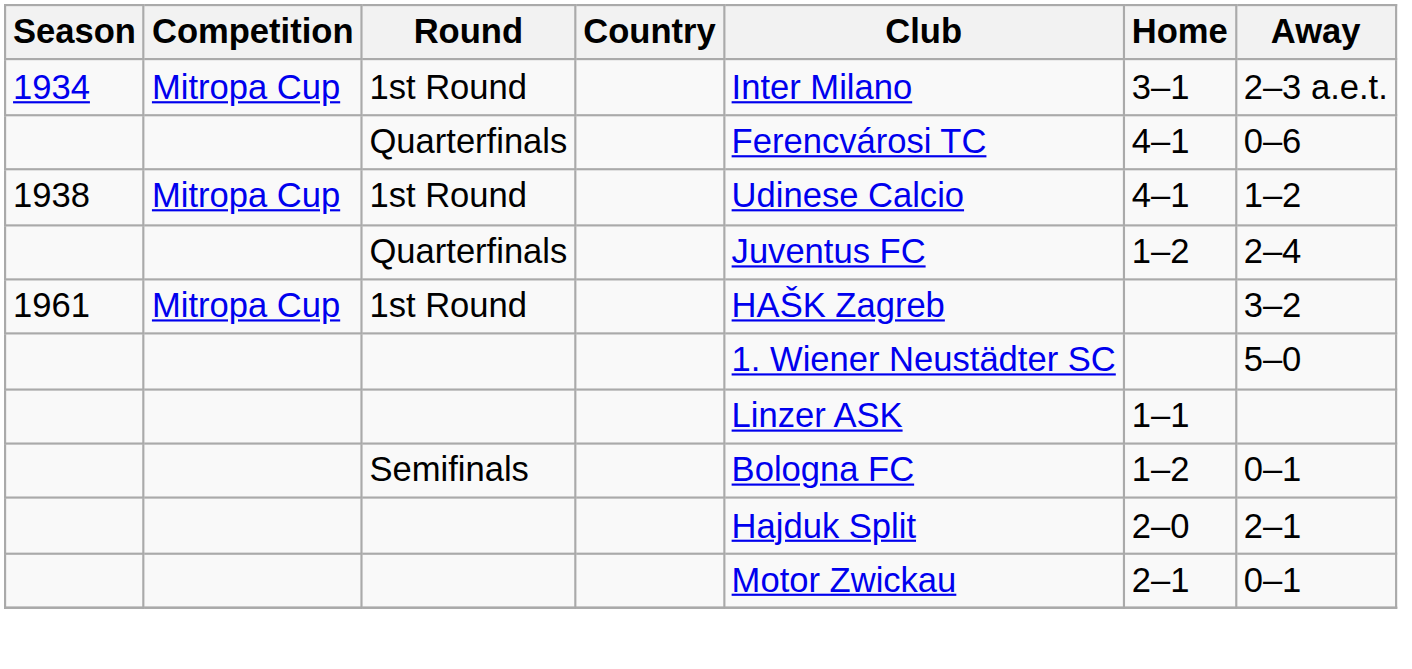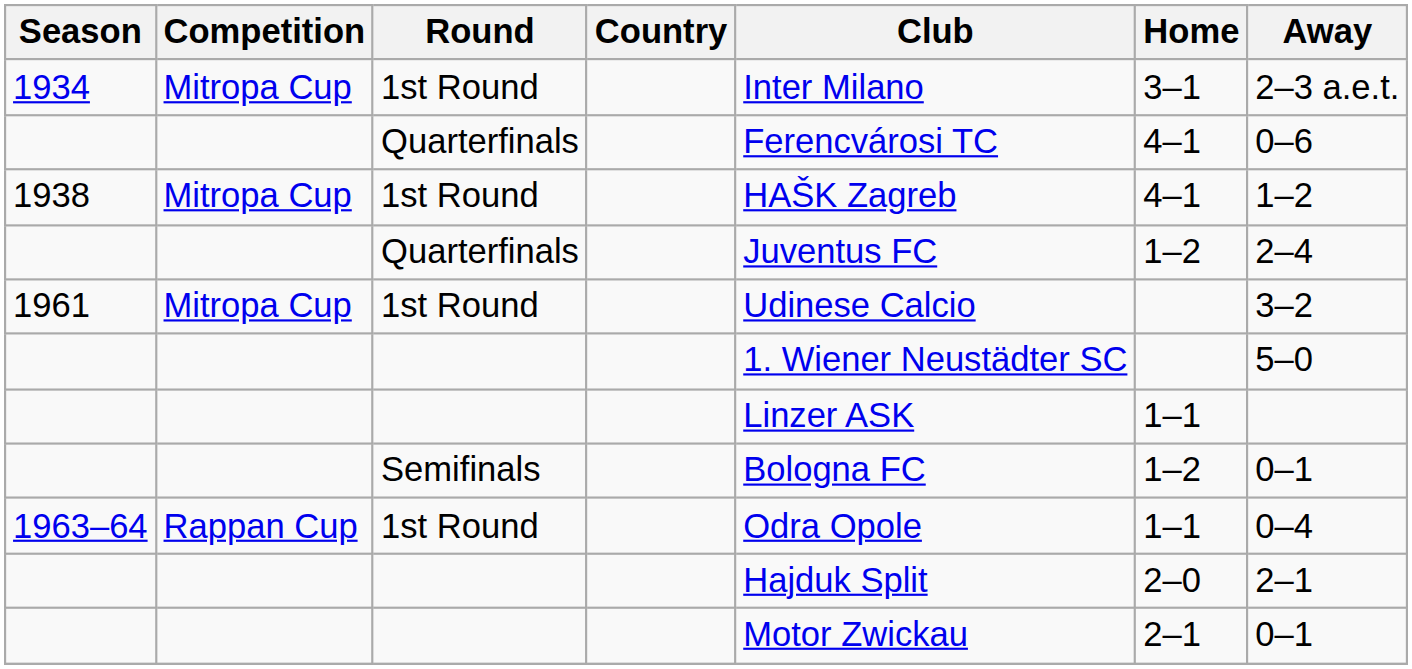(848, 196) Udinese Calcio -> (850, 196) HAŠK Zagreb
(838, 305) HAŠK Zagreb -> (859, 305) Udinese Calcio
+ row: (80, 525)
